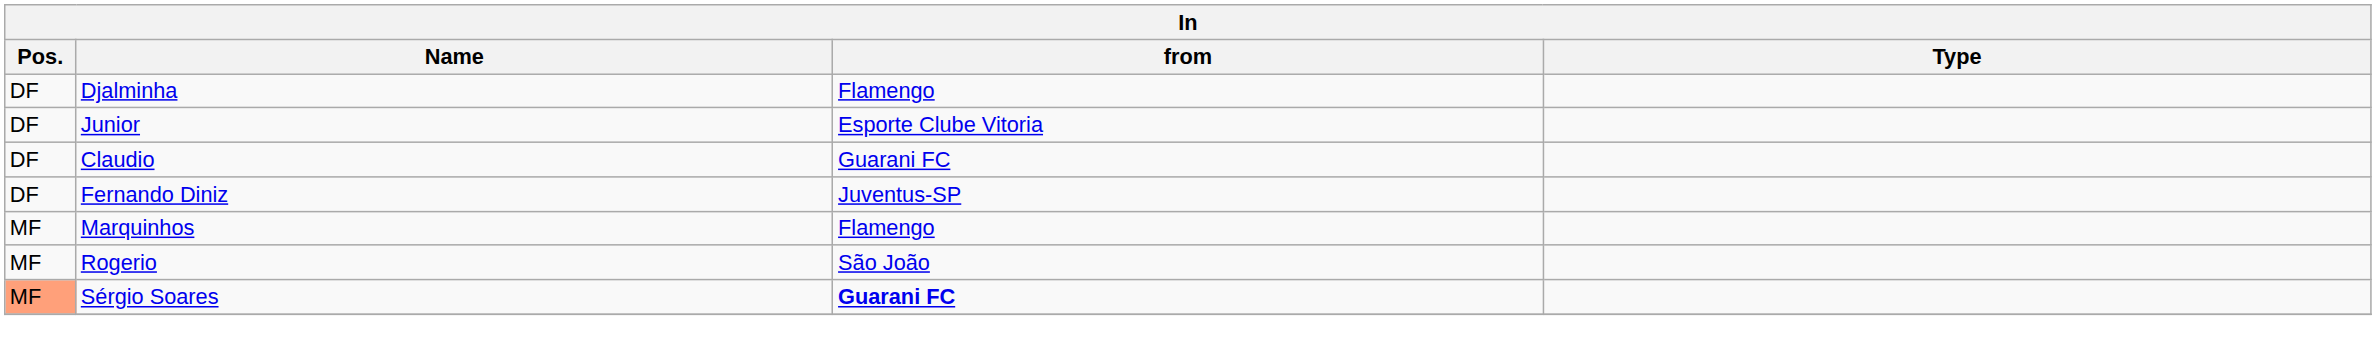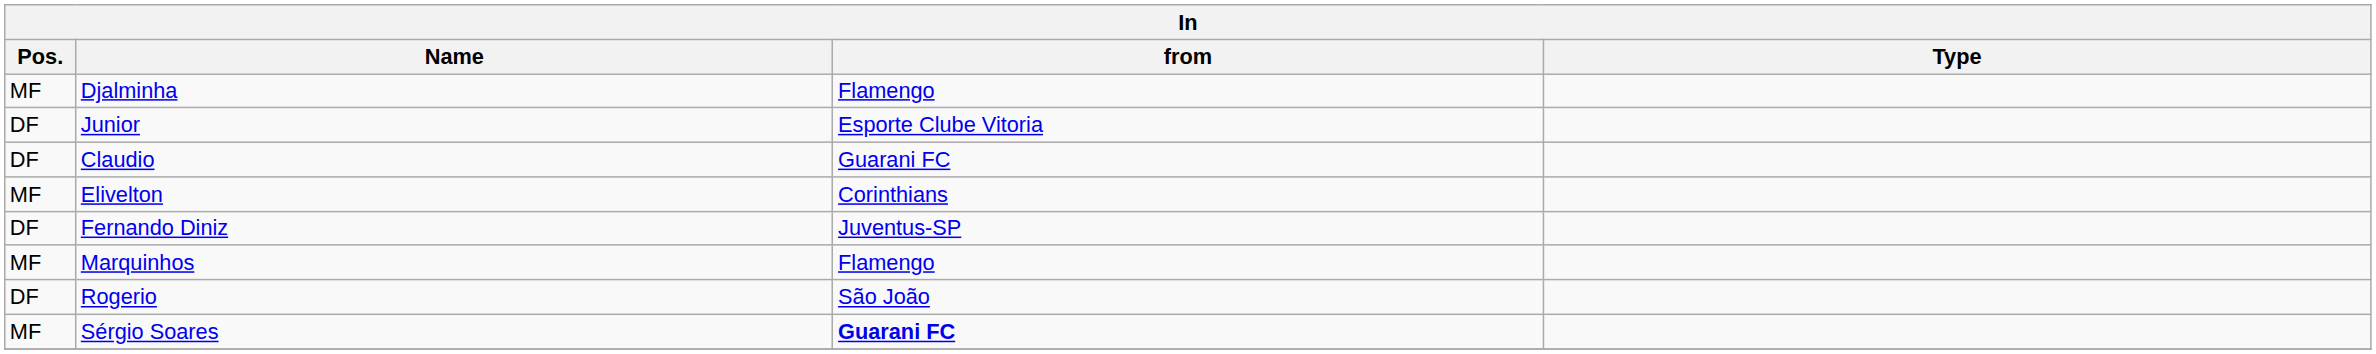(24, 91) DF -> (26, 91) MF
+ row: (122, 194)
(26, 263) MF -> (24, 297) DF
(26, 297) lightsalmon background -> (26, 331) no background
